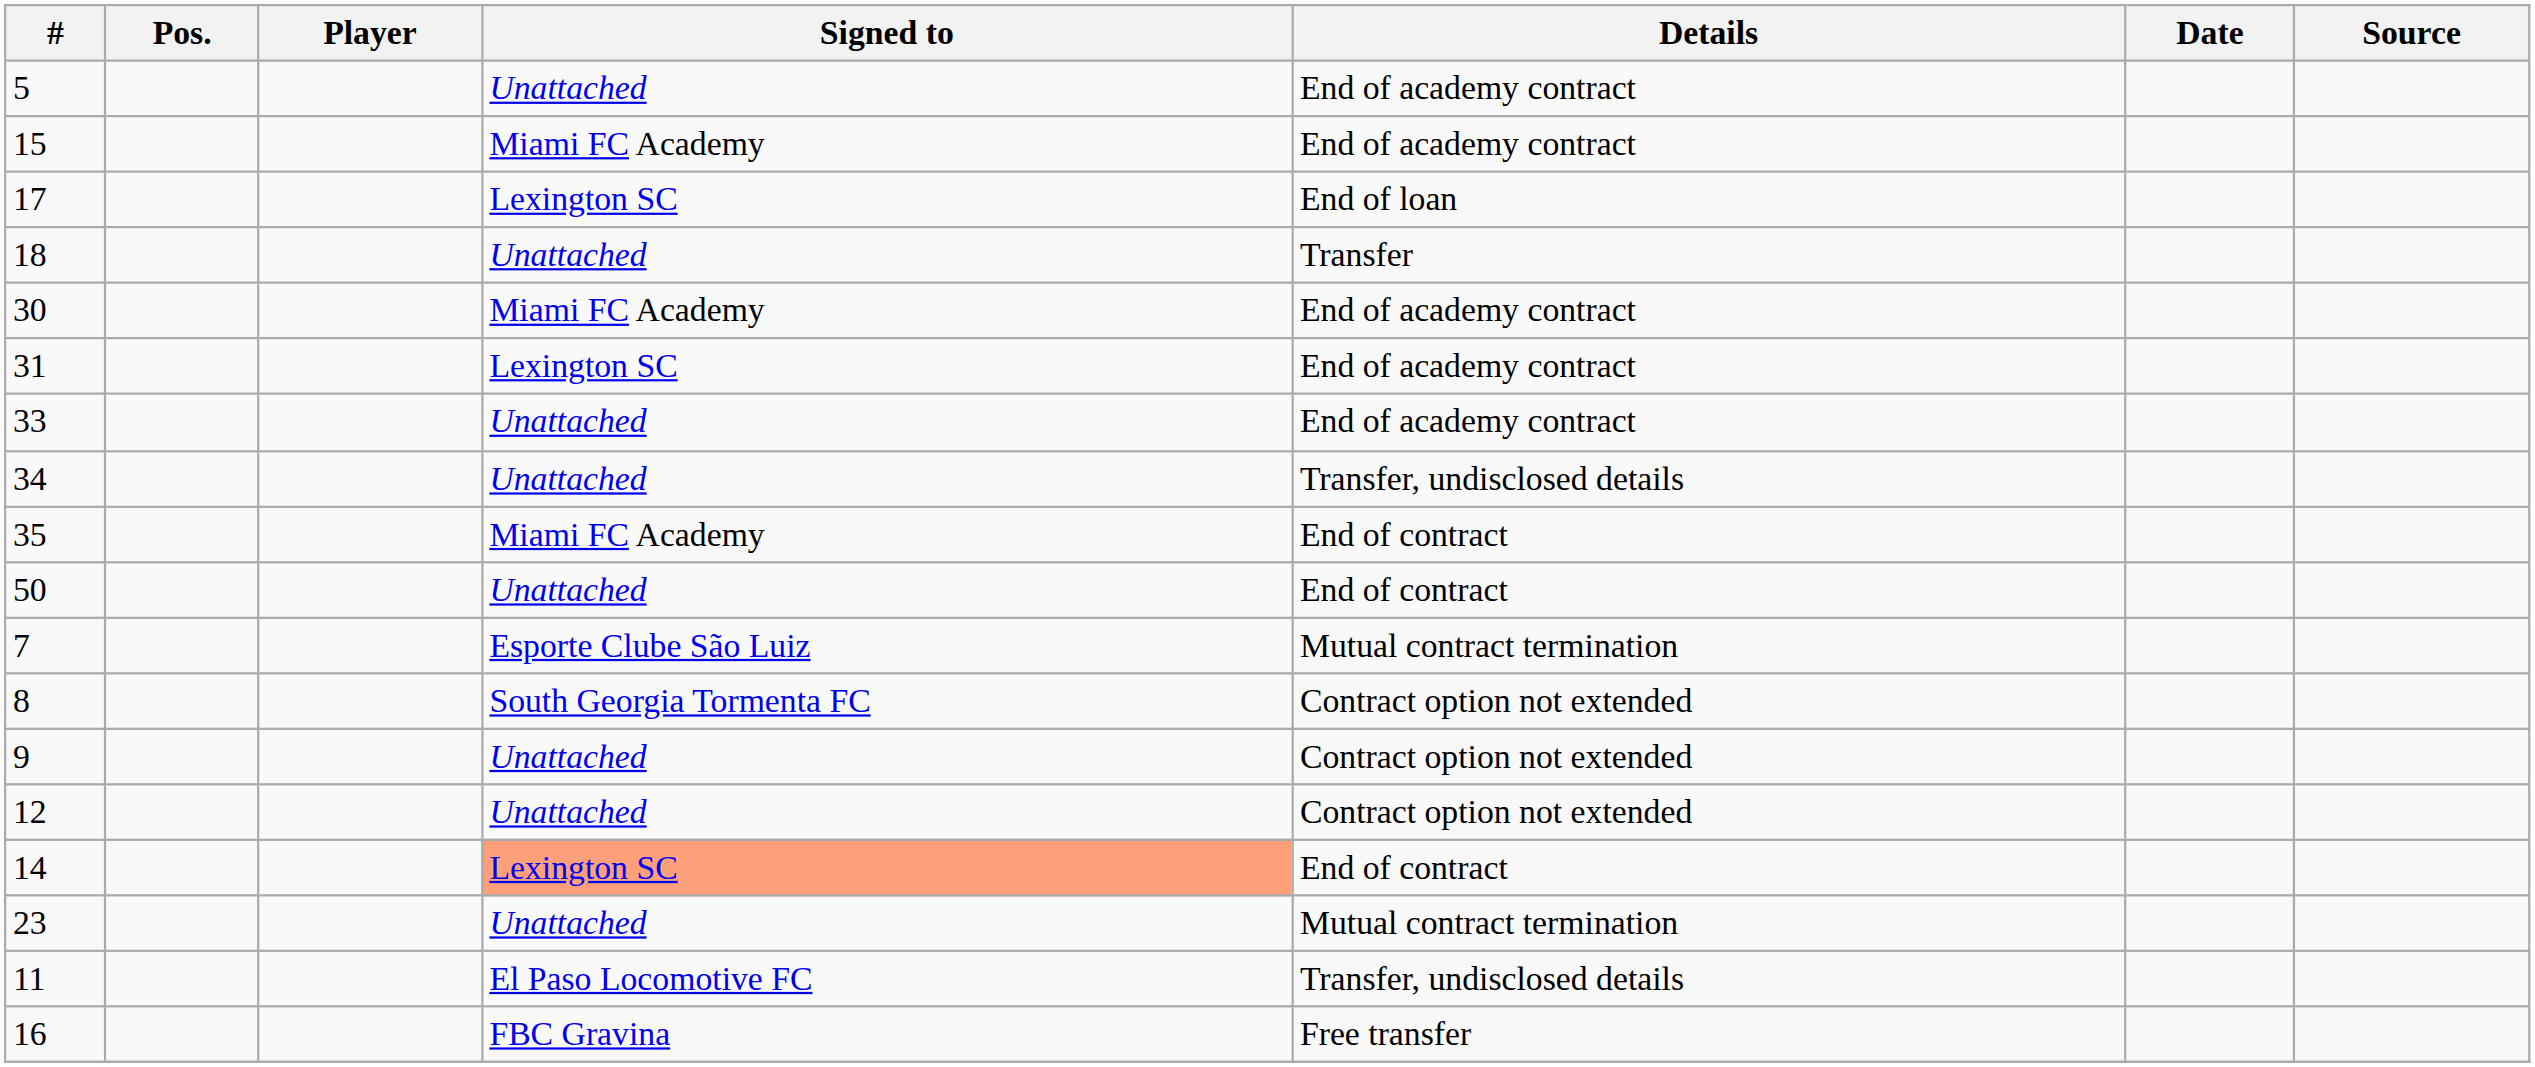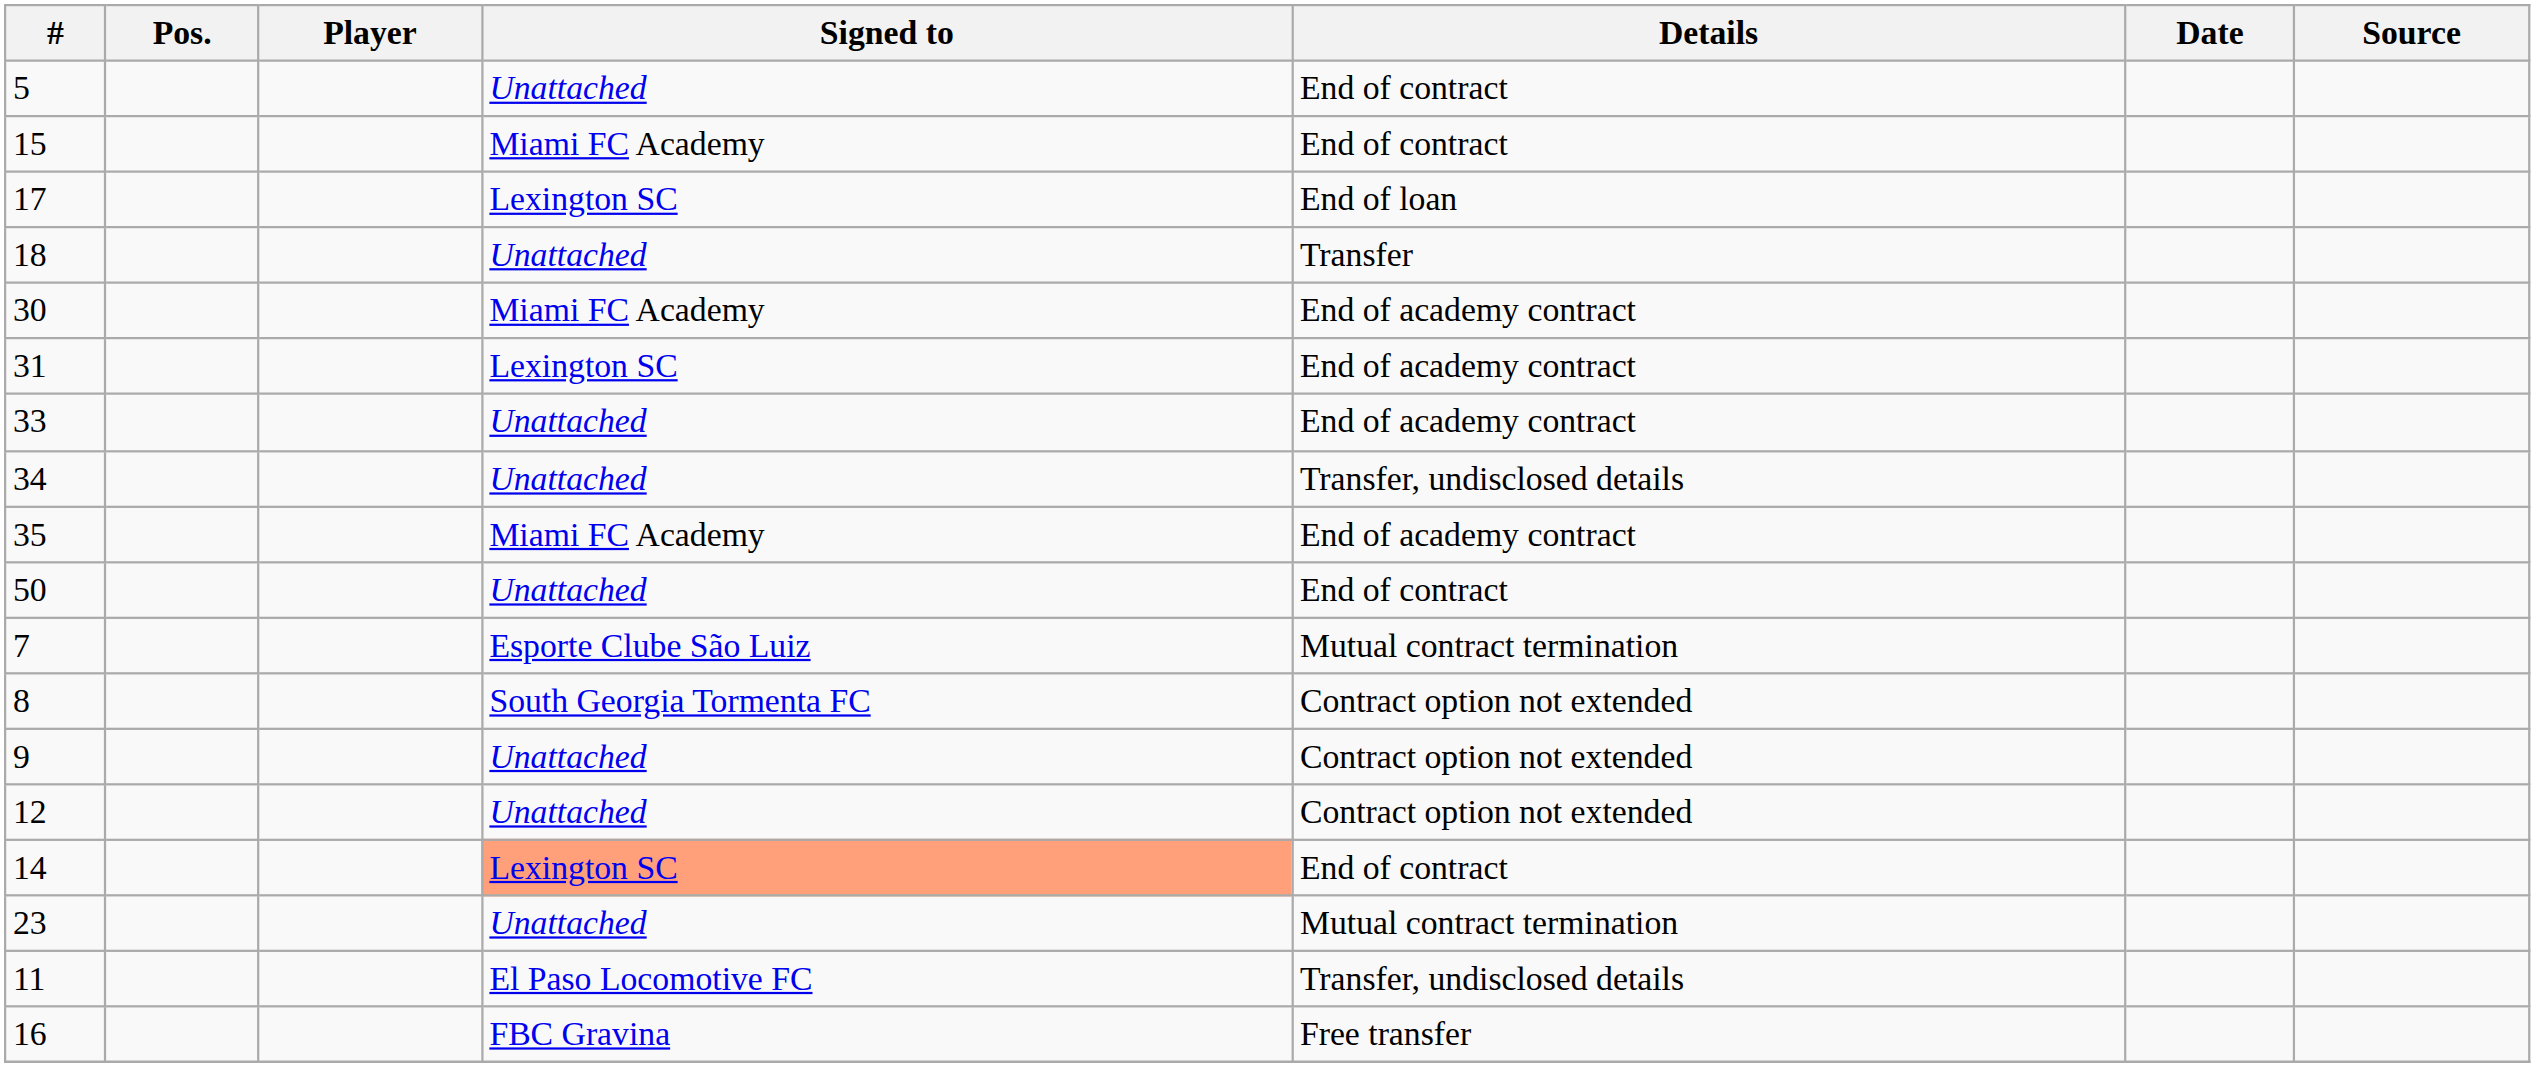(1468, 88) End of academy contract -> (1404, 88) End of contract
(1468, 143) End of academy contract -> (1404, 143) End of contract
(1404, 533) End of contract -> (1468, 533) End of academy contract
